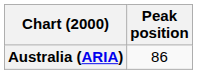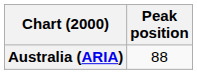(159, 57) 86 -> (159, 57) 88
